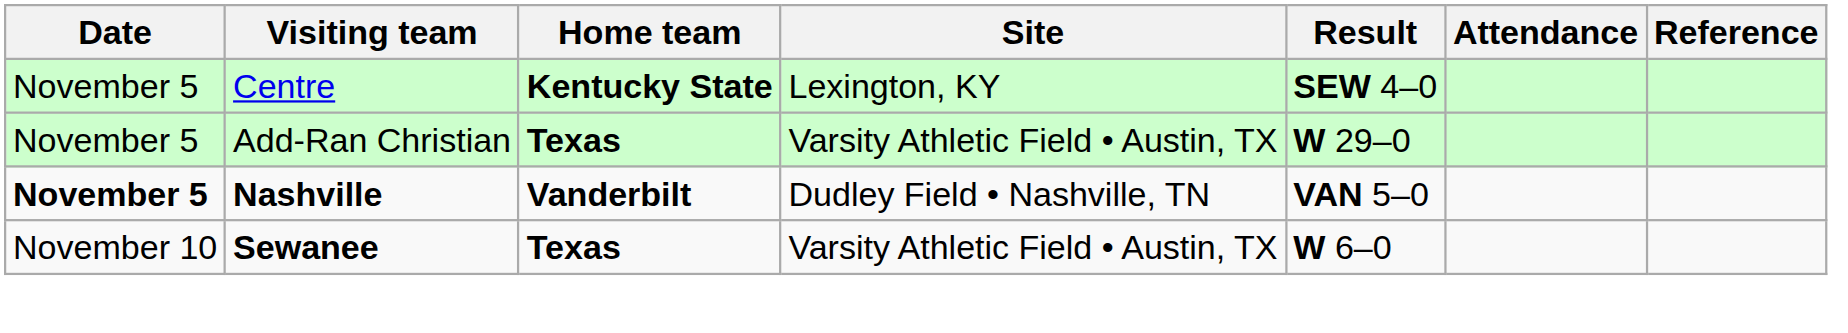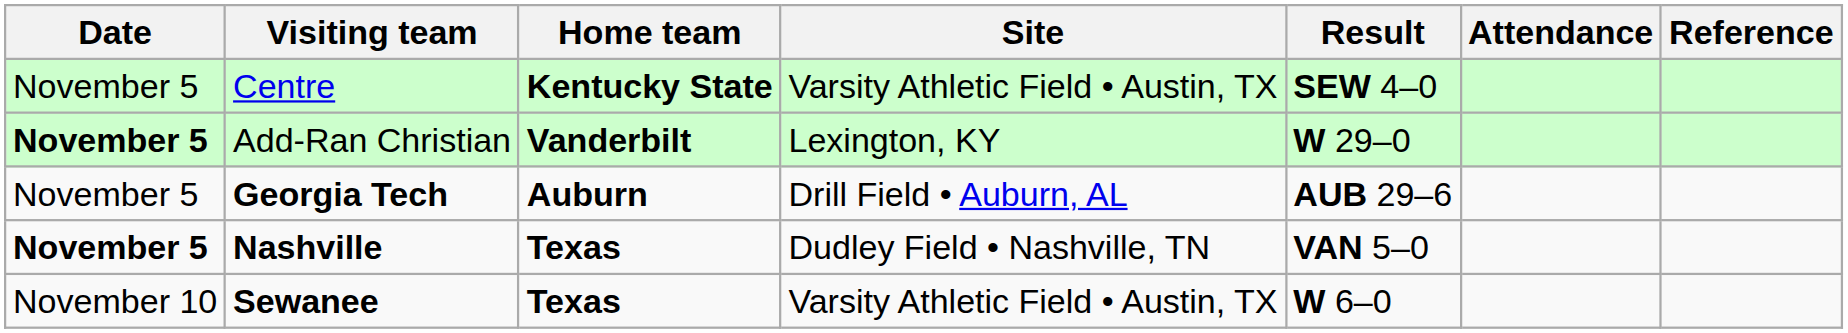(894, 86) Lexington, KY -> (1033, 86) Varsity Athletic Field • Austin, TX
(106, 140) normal -> (110, 140) bold
(574, 140) Texas -> (609, 140) Vanderbilt
(1033, 140) Varsity Athletic Field • Austin, TX -> (894, 140) Lexington, KY
+ row: (341, 194)
(609, 194) Vanderbilt -> (574, 248) Texas
